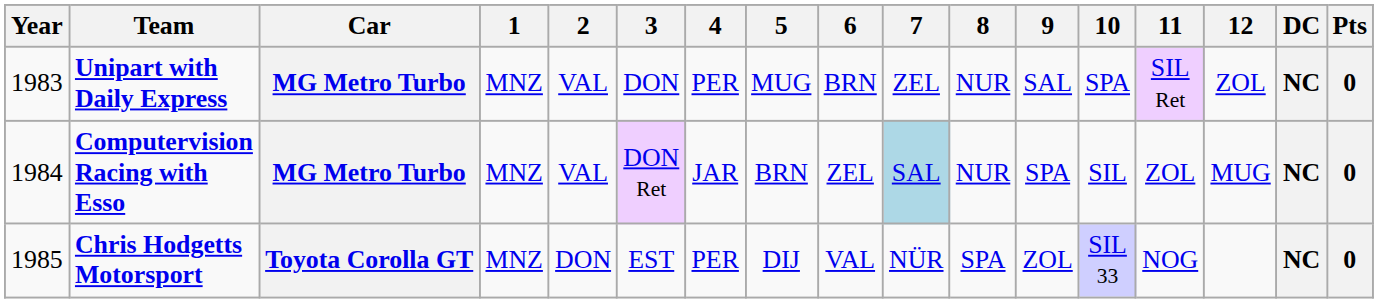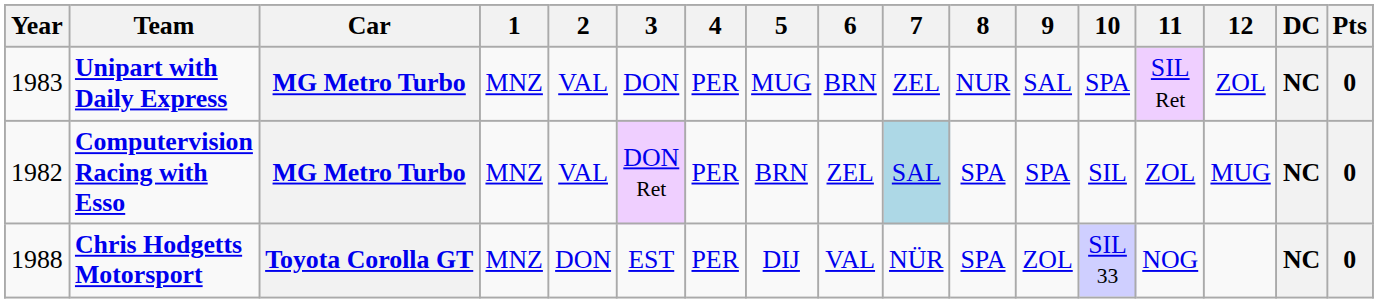(37, 171) 1984 -> (37, 171) 1982
(715, 171) JAR -> (715, 171) PER
(983, 171) NUR -> (983, 171) SPA
(37, 259) 1985 -> (37, 259) 1988
